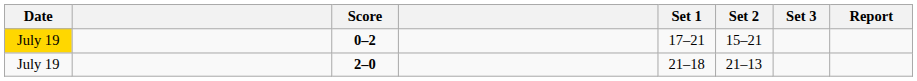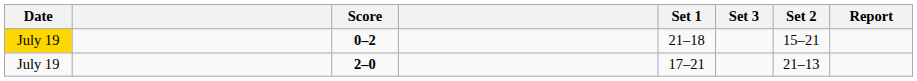columns swapped: (744, 16) <-> (801, 16)
(687, 40) 17–21 -> (687, 40) 21–18
(687, 64) 21–18 -> (687, 64) 17–21
